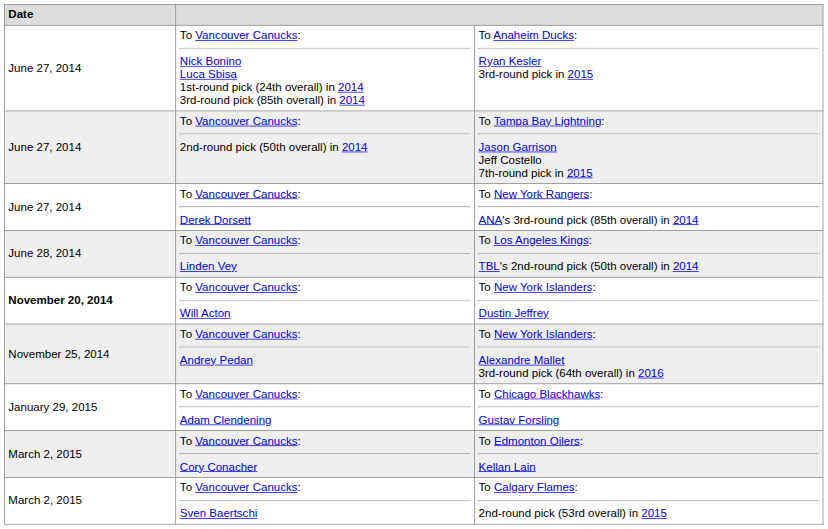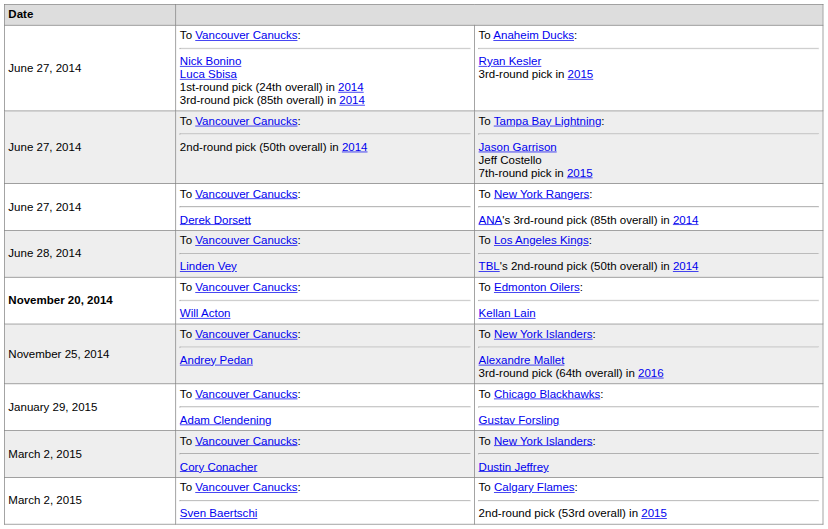(649, 300) To New York Islanders: Dustin Jeffrey -> (649, 300) To Edmonton Oilers: Kellan Lain
(649, 454) To Edmonton Oilers: Kellan Lain -> (649, 454) To New York Islanders: Dustin Jeffrey
